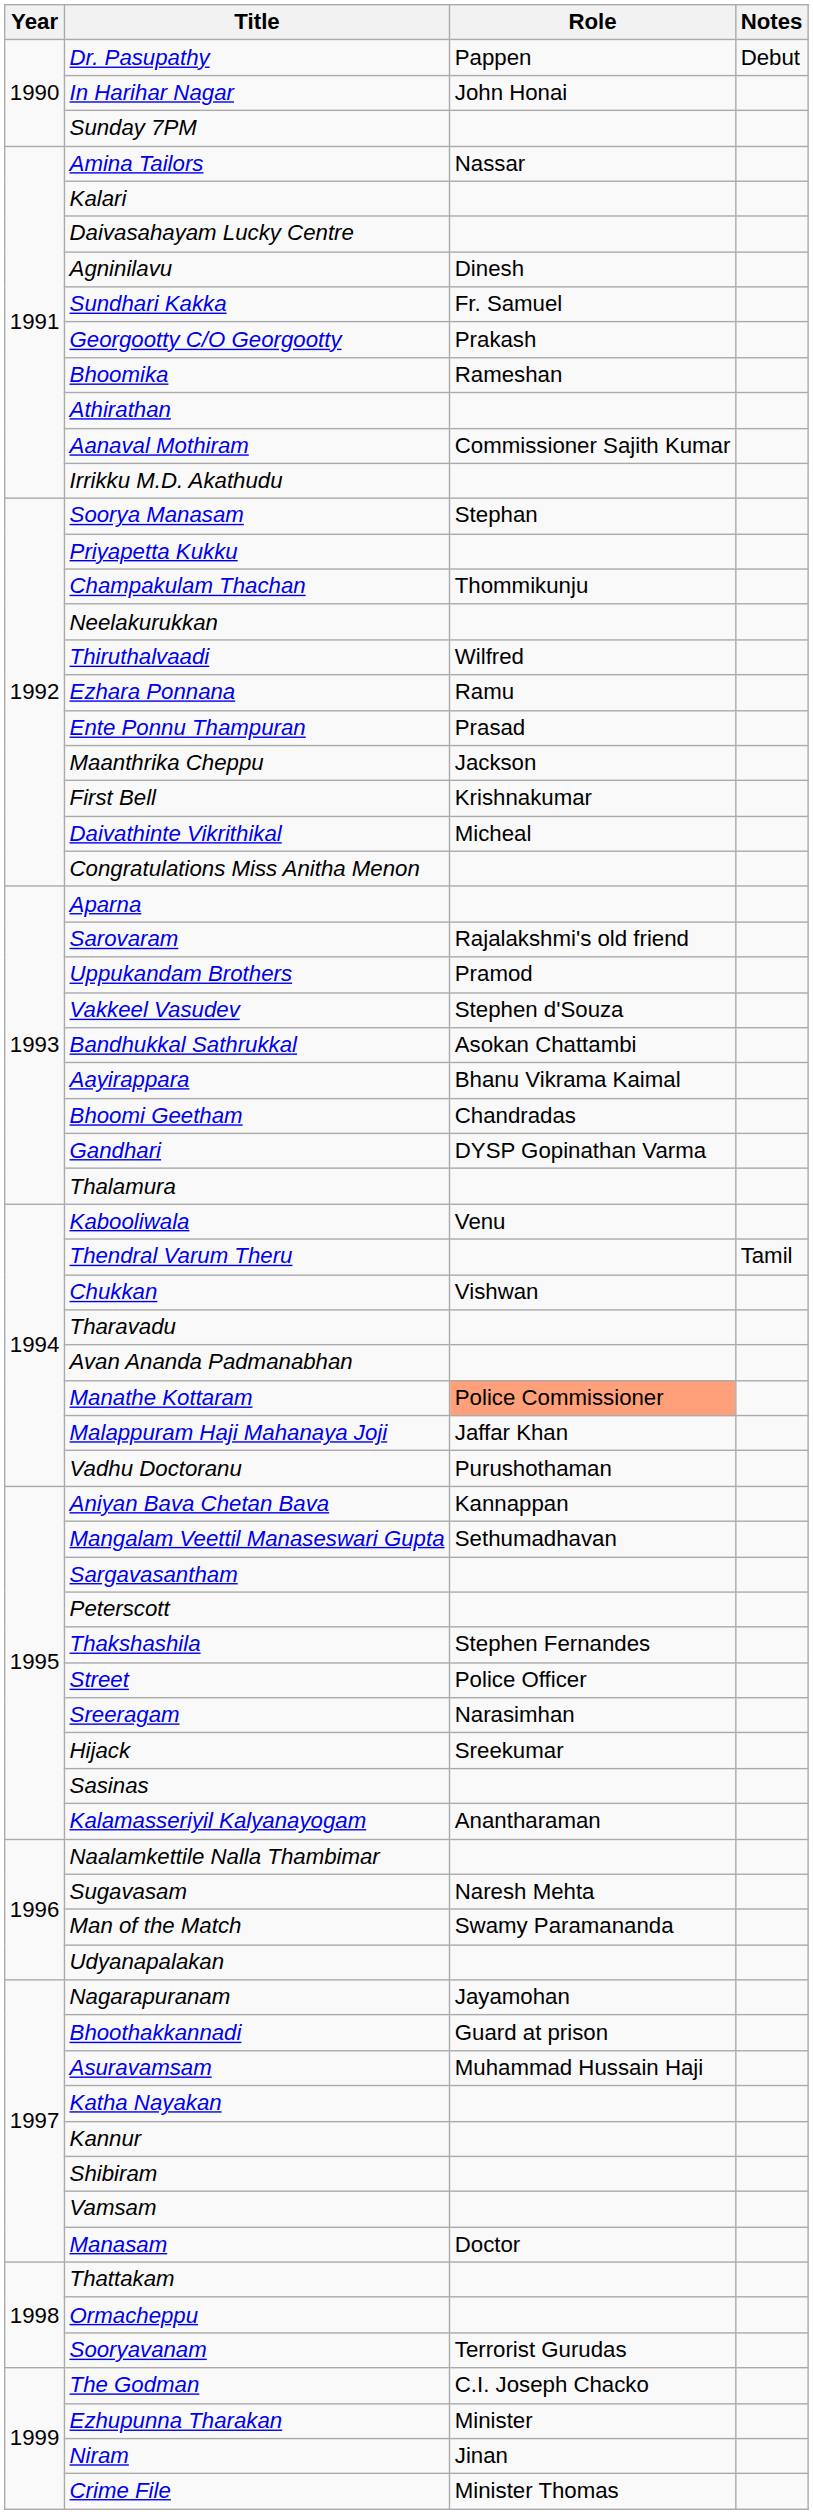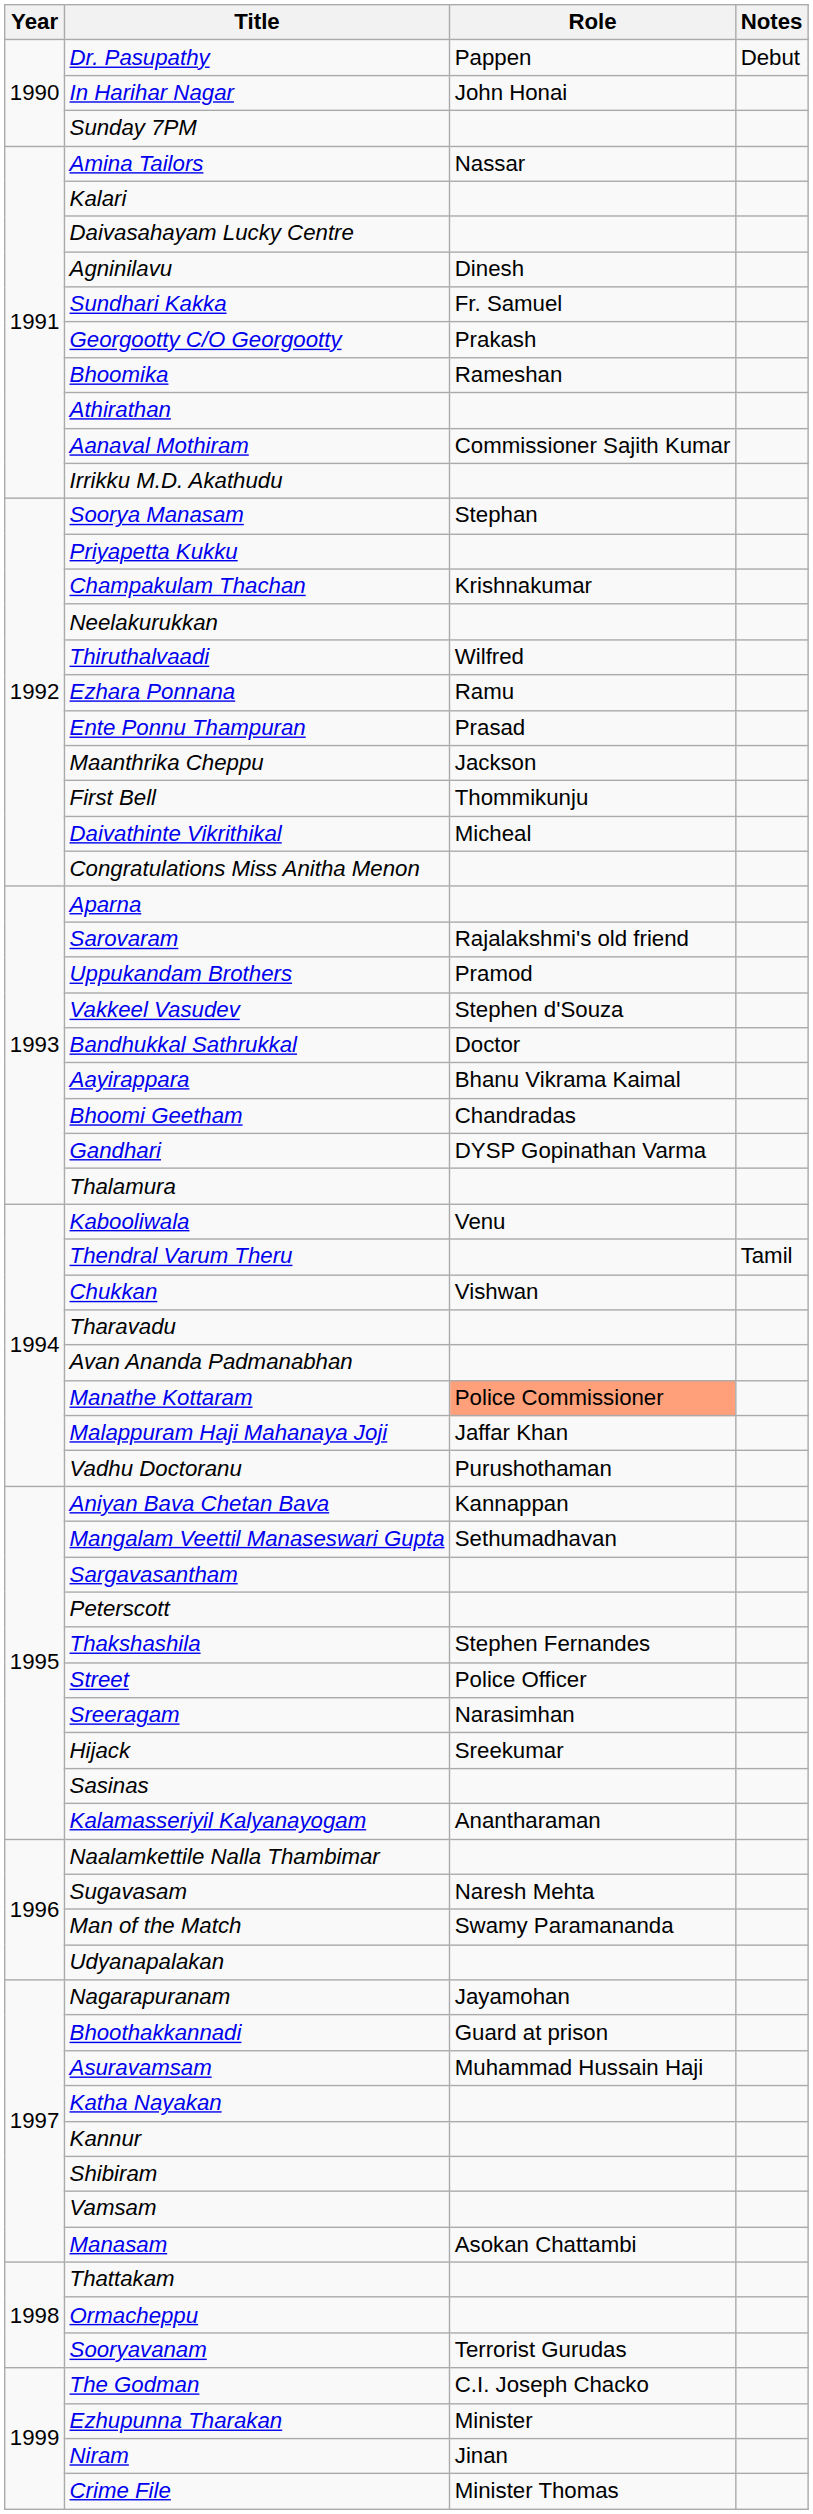(522, 586) Thommikunju -> (523, 586) Krishnakumar
(523, 798) Krishnakumar -> (522, 798) Thommikunju
(546, 1045) Asokan Chattambi -> (488, 1045) Doctor
(488, 2244) Doctor -> (546, 2244) Asokan Chattambi
